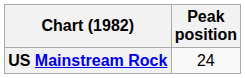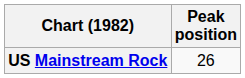(206, 60) 24 -> (206, 60) 26
